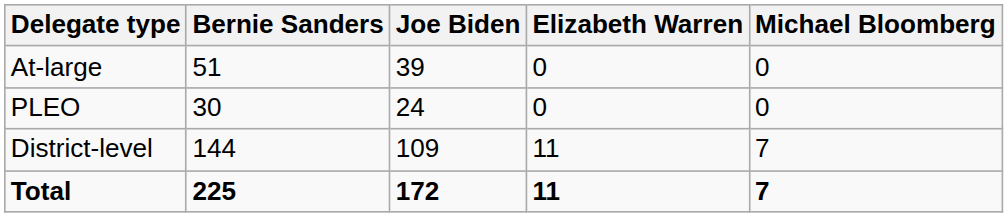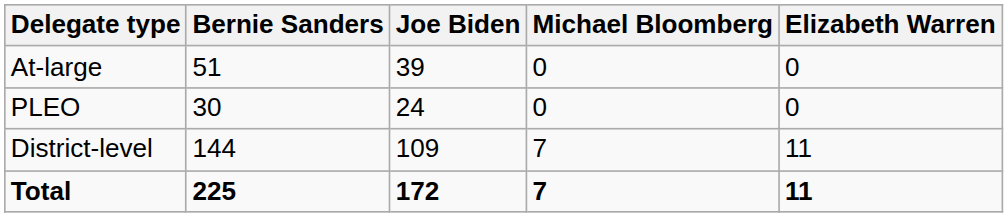columns swapped: (875, 25) <-> (638, 25)
